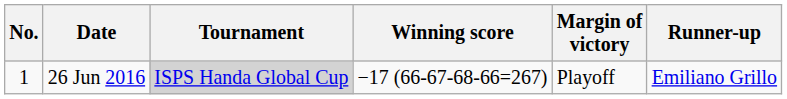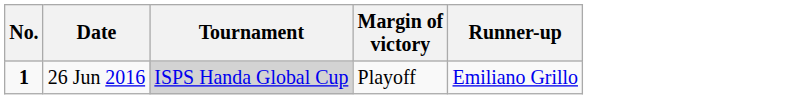- column: (453, 32)
(24, 77) normal -> (24, 77) bold
